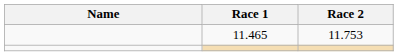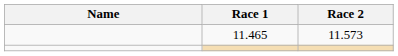(346, 34) 11.753 -> (346, 34) 11.573
